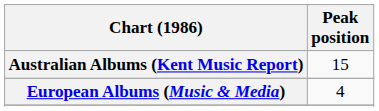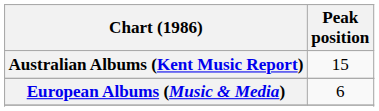(340, 91) 4 -> (340, 91) 6
